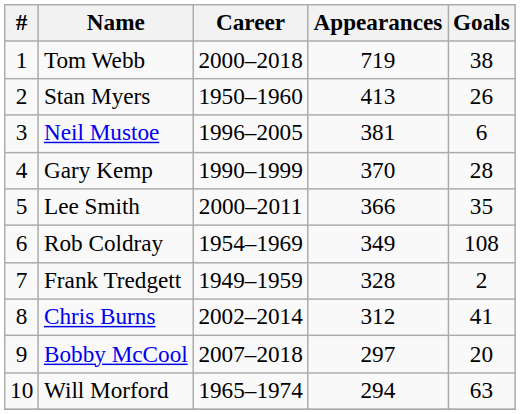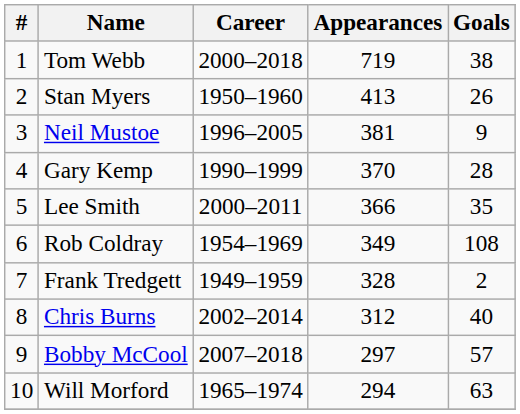(481, 133) 6 -> (481, 133) 9
(481, 317) 41 -> (481, 317) 40
(481, 354) 20 -> (481, 354) 57
